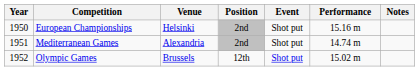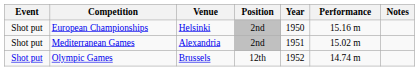columns swapped: (19, 12) <-> (287, 12)
(345, 43) 14.74 m -> (345, 43) 15.02 m
(345, 58) 15.02 m -> (345, 58) 14.74 m
